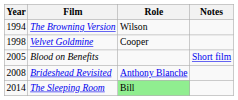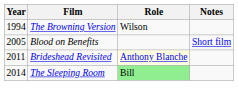- row: (62, 42)
(16, 73) 2008 -> (16, 57) 2011
(154, 73) no background -> (154, 57) lightyellow background
